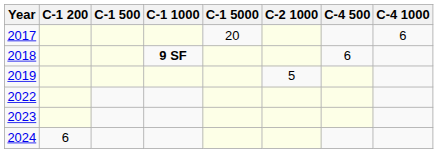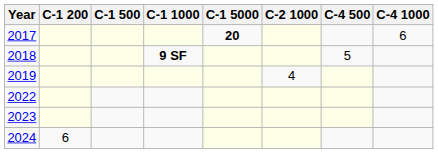(232, 35) normal -> (232, 35) bold
(347, 55) 6 -> (347, 55) 5
(292, 76) 5 -> (292, 76) 4
